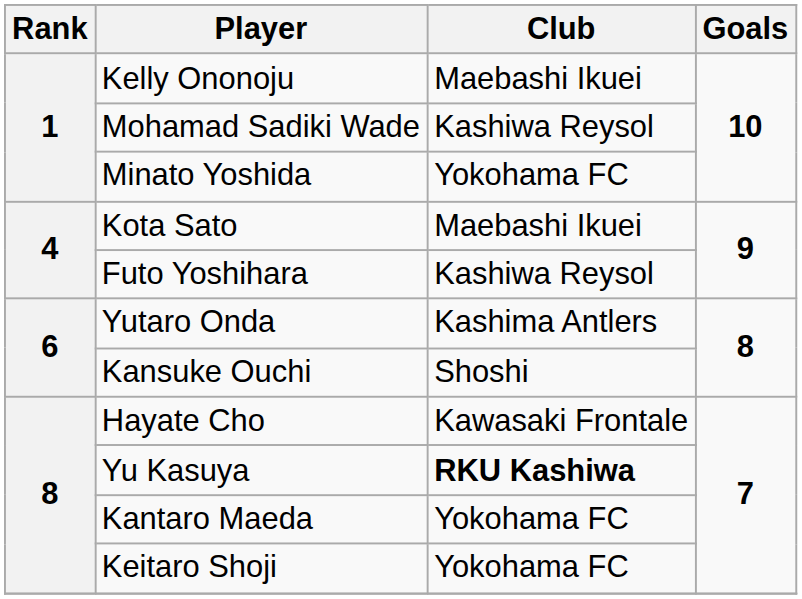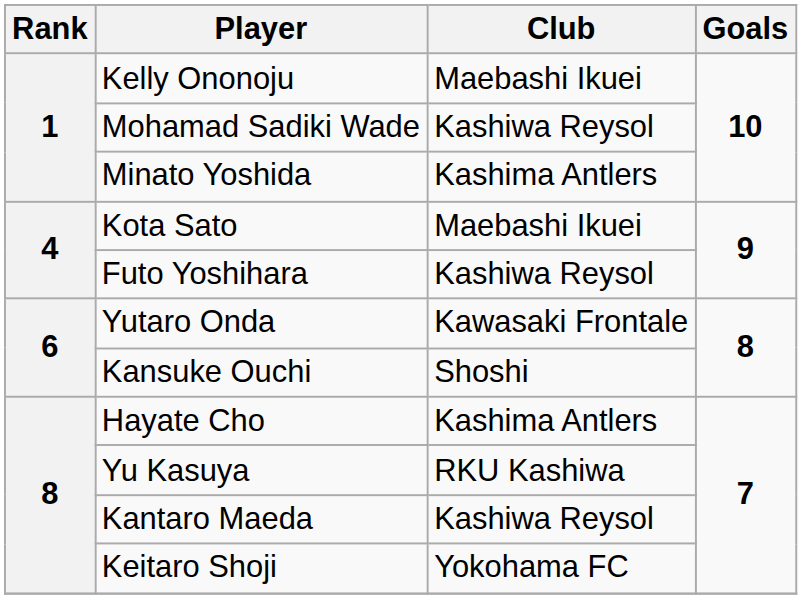(531, 175) Yokohama FC -> (546, 175) Kashima Antlers
(546, 322) Kashima Antlers -> (561, 322) Kawasaki Frontale
(561, 420) Kawasaki Frontale -> (546, 420) Kashima Antlers
(535, 469) bold -> (529, 469) normal
(531, 518) Yokohama FC -> (544, 518) Kashiwa Reysol
